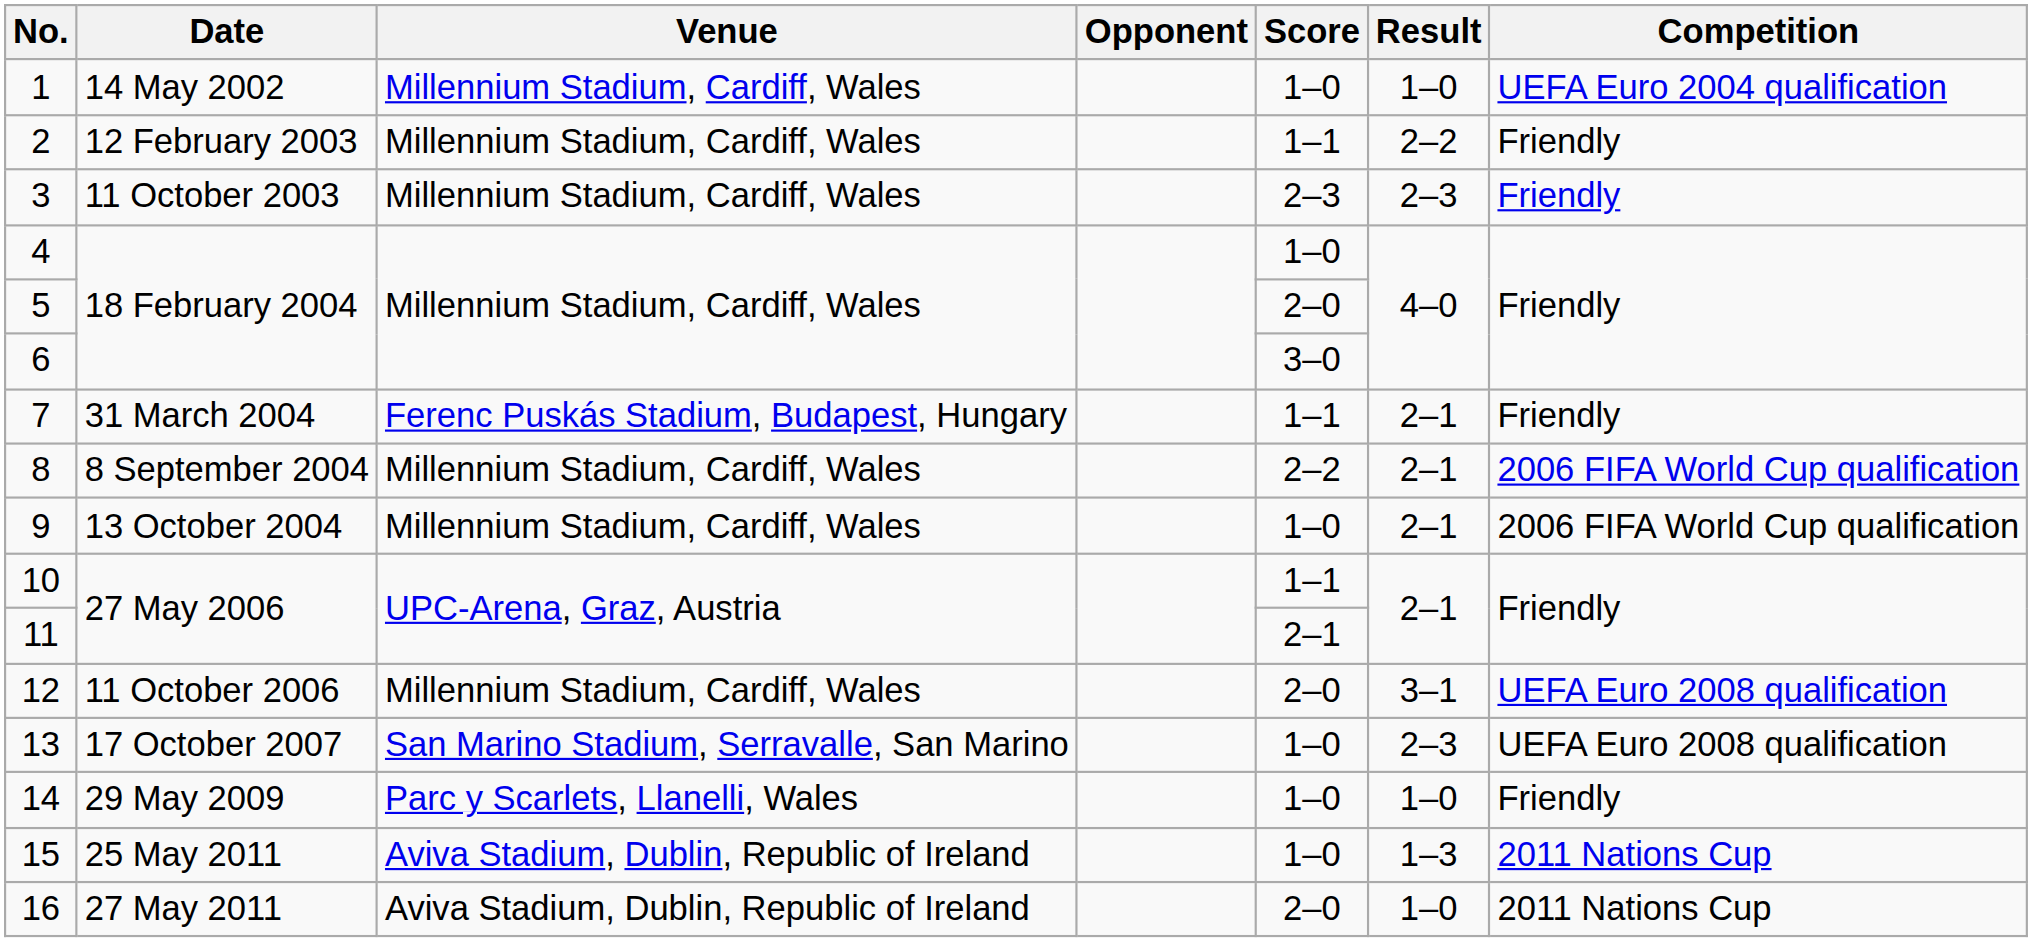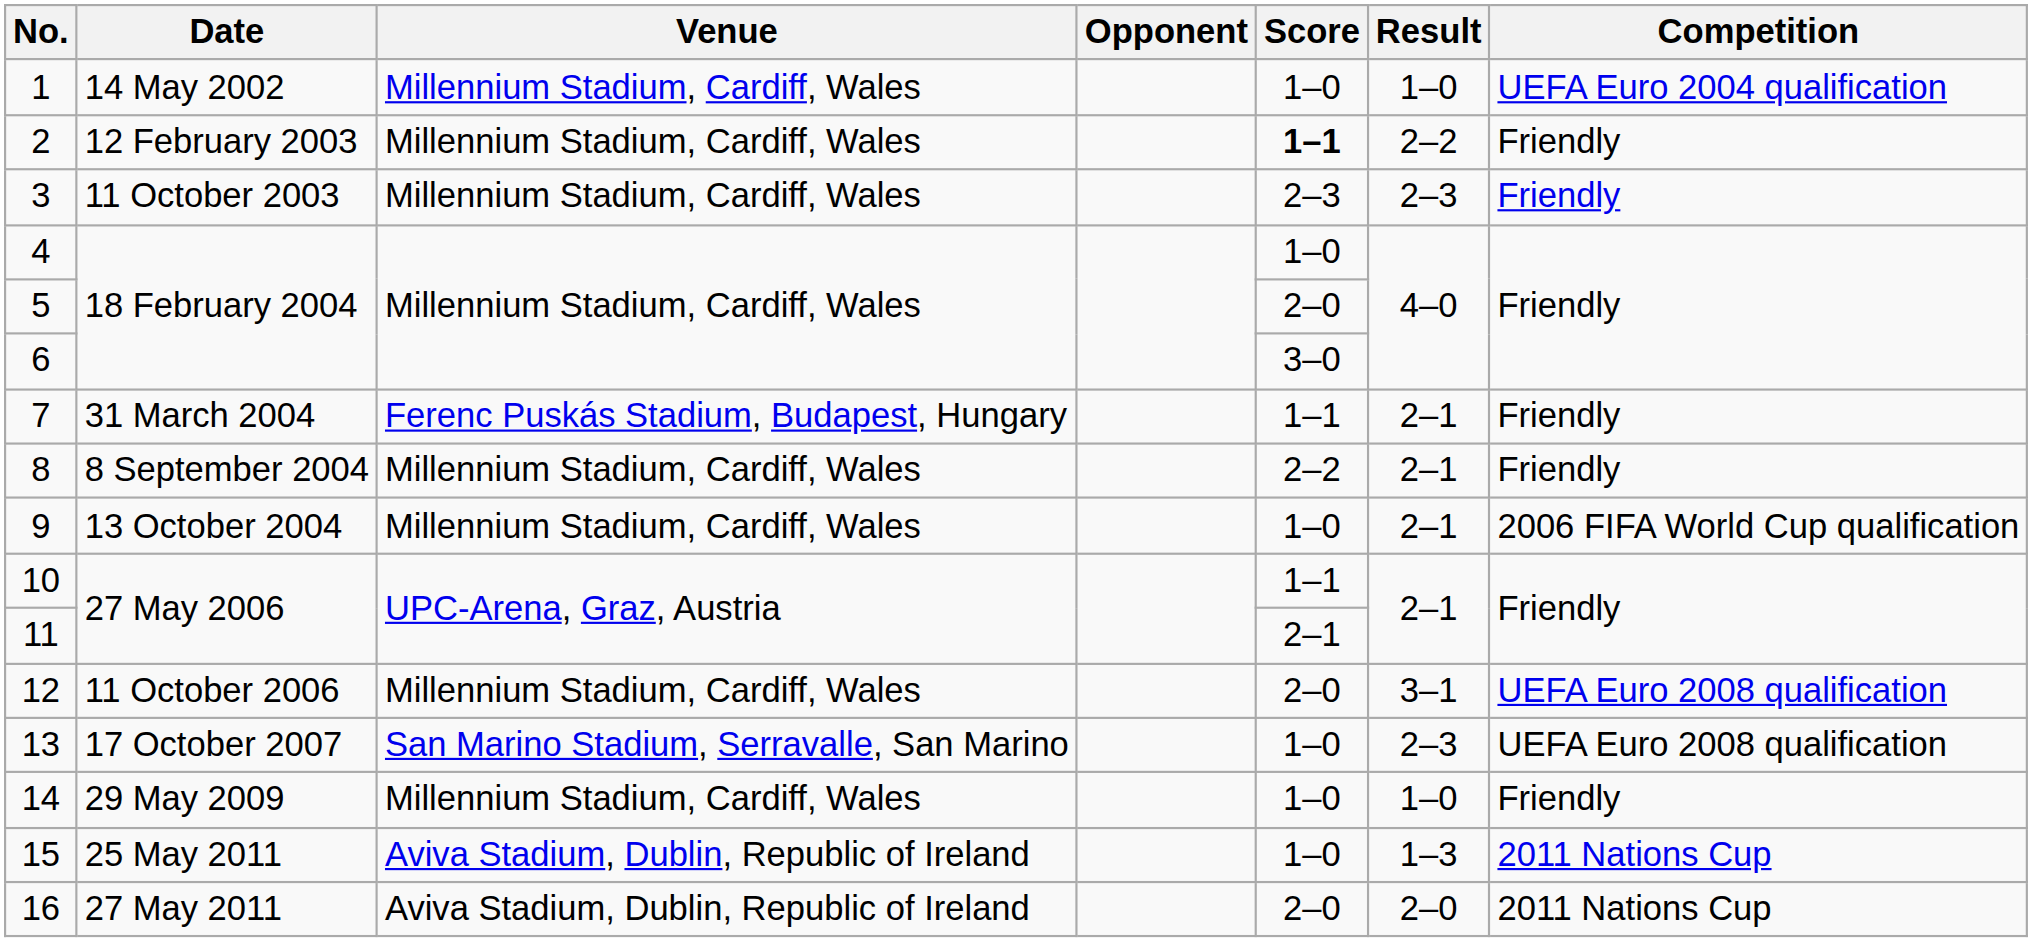(1312, 141) normal -> (1312, 141) bold
(1758, 470) 2006 FIFA World Cup qualification -> (1559, 470) Friendly
(622, 799) Parc y Scarlets, Llanelli, Wales -> (653, 799) Millennium Stadium, Cardiff, Wales
(1429, 908) 1–0 -> (1429, 908) 2–0
